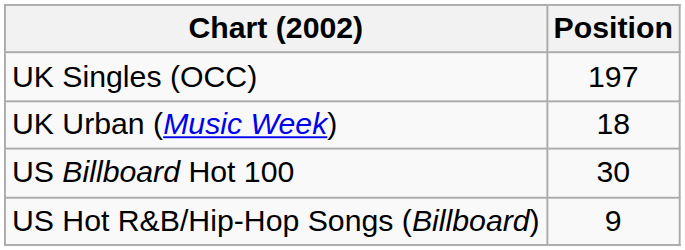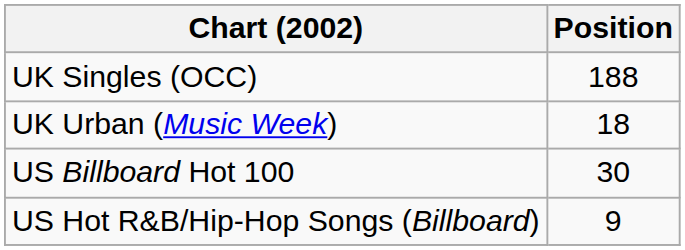(613, 76) 197 -> (613, 76) 188
